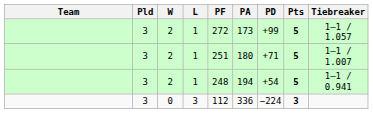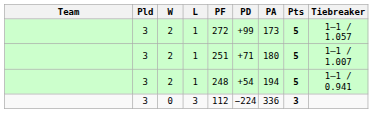columns swapped: (245, 12) <-> (271, 12)
